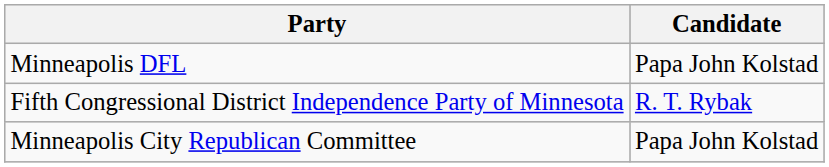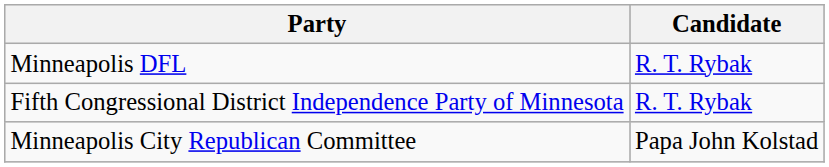(727, 63) Papa John Kolstad -> (694, 63) R. T. Rybak
